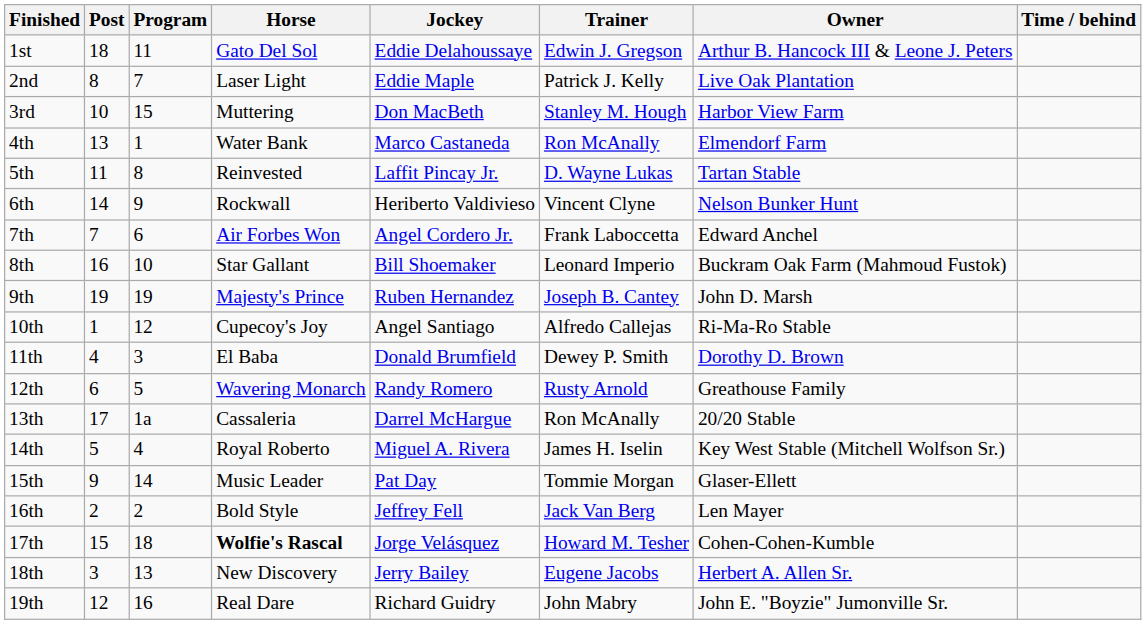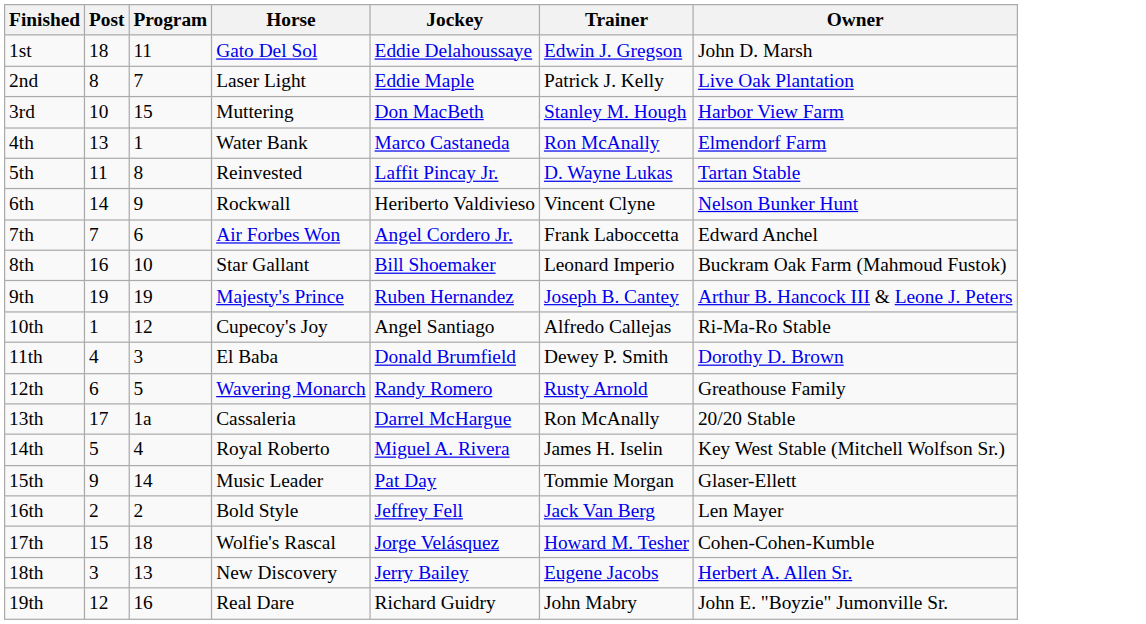- column: (1079, 19)
(855, 50) Arthur B. Hancock III & Leone J. Peters -> (755, 50) John D. Marsh
(755, 296) John D. Marsh -> (855, 296) Arthur B. Hancock III & Leone J. Peters
(279, 541) bold -> (276, 541) normal
